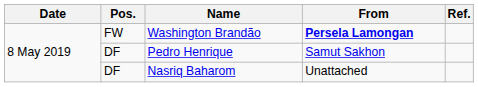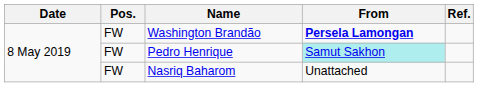(112, 52) DF -> (113, 52) FW
(345, 52) no background -> (345, 52) paleturquoise background
(112, 71) DF -> (113, 71) FW
